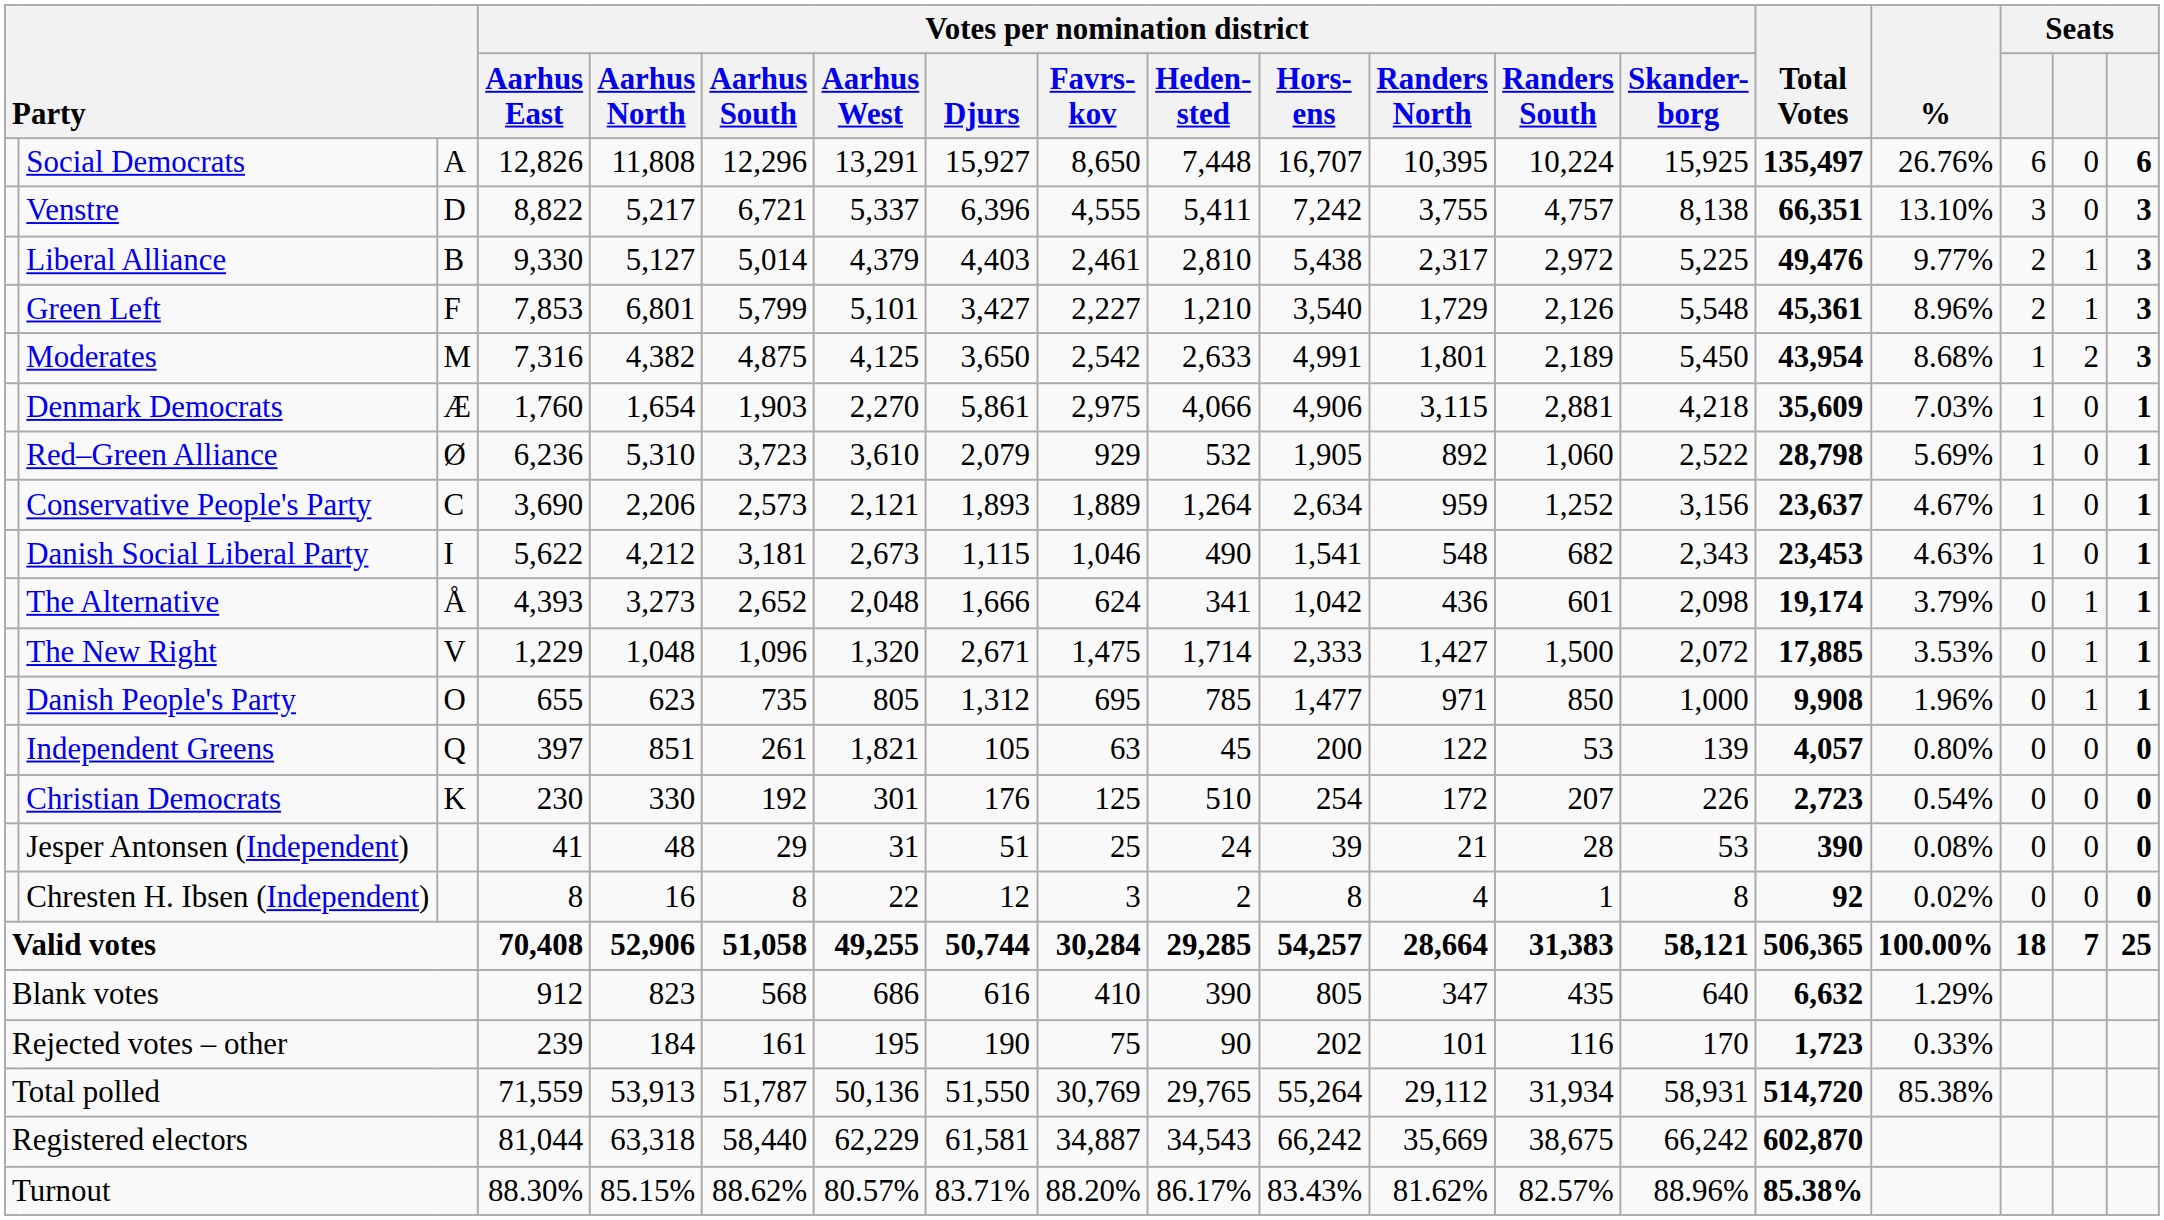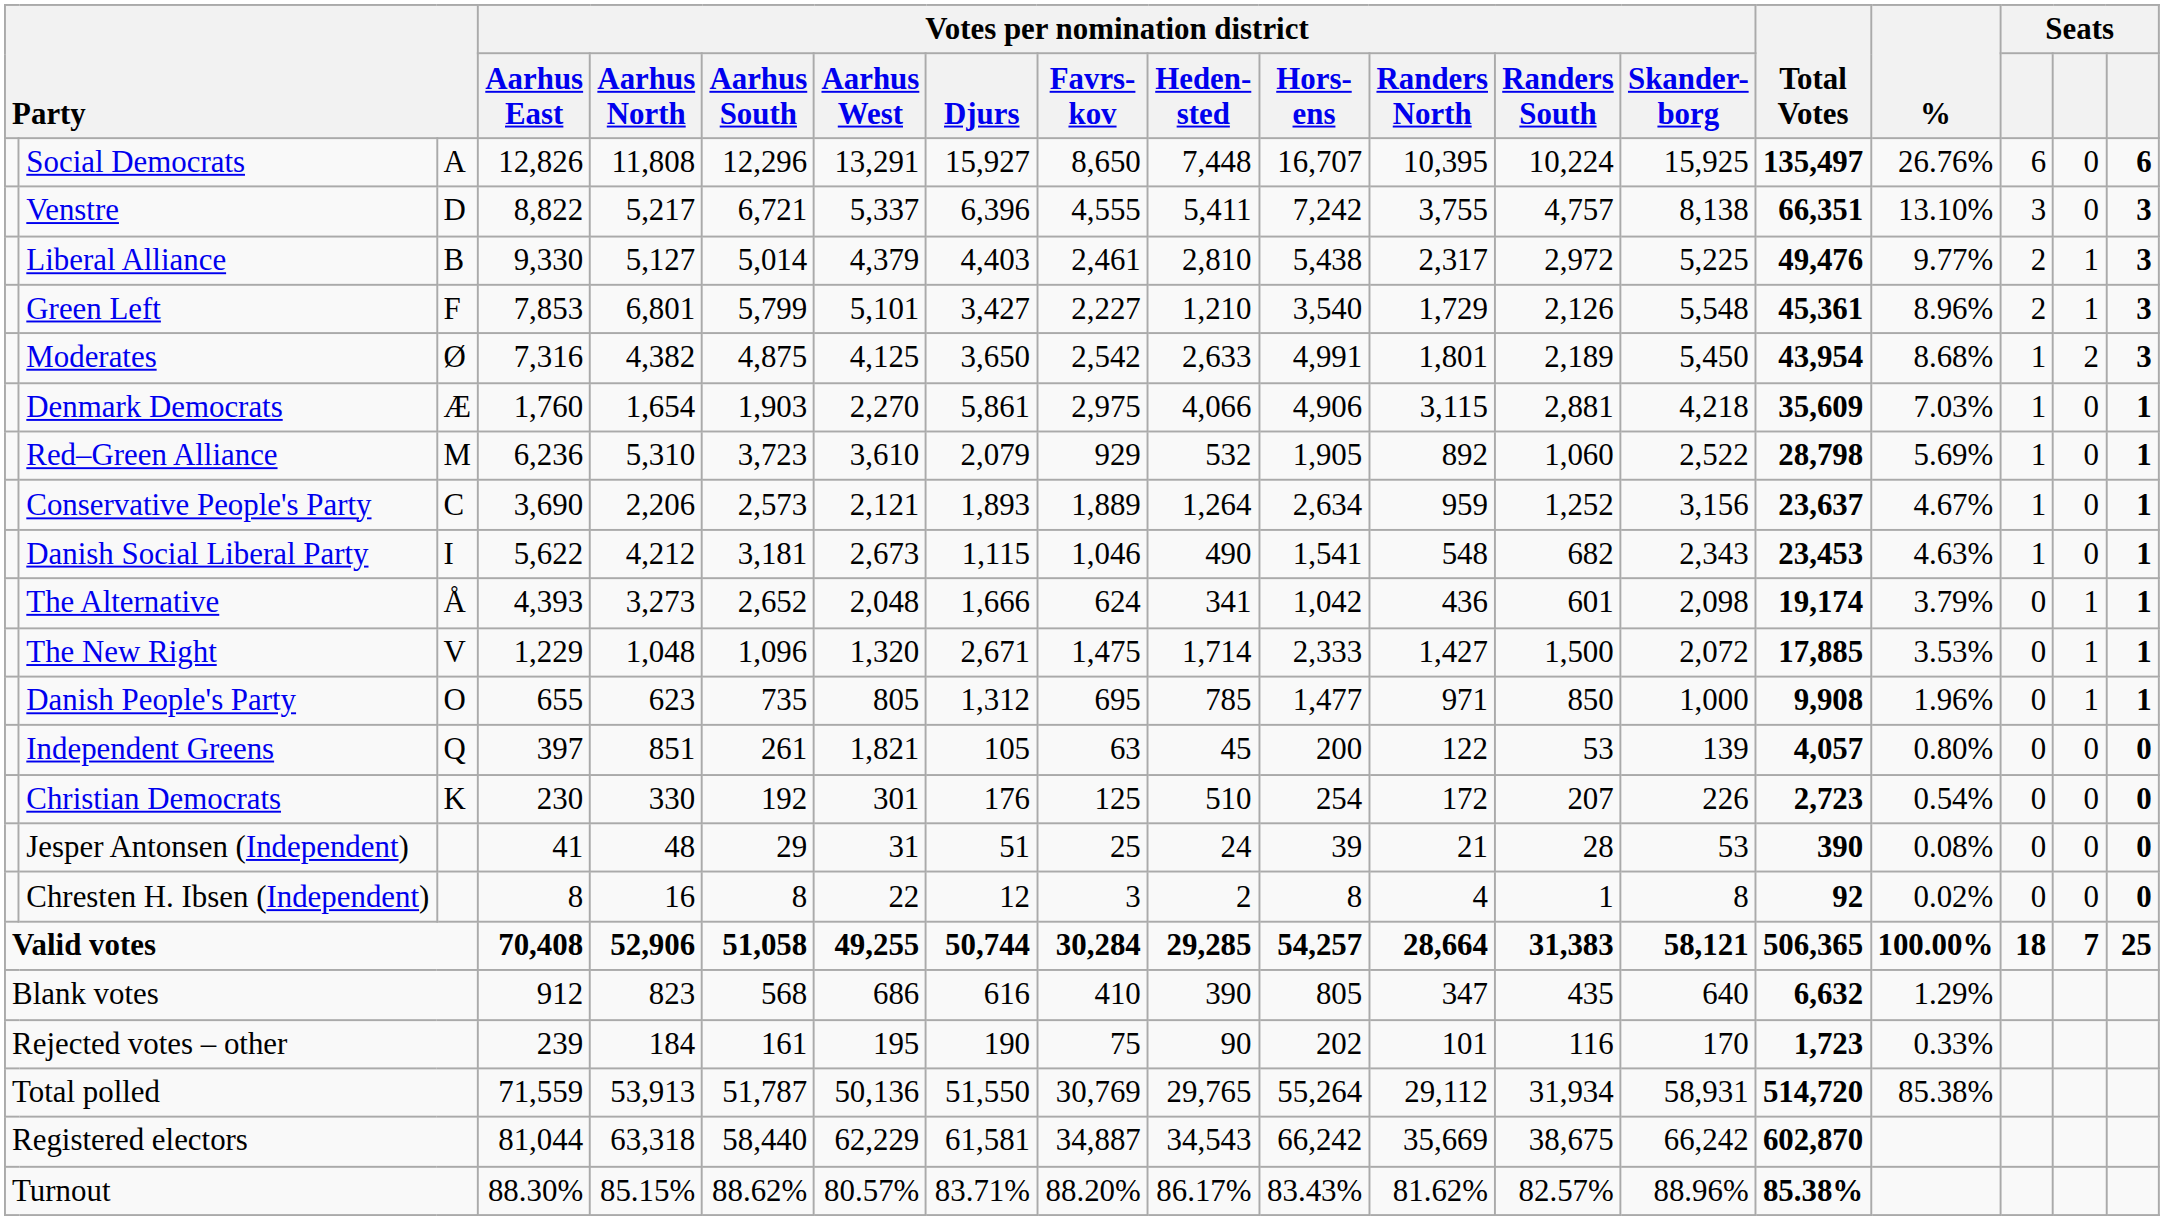(457, 357) M -> (455, 357) Ø
(455, 455) Ø -> (457, 455) M
